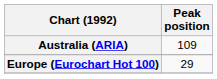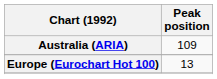(187, 63) 29 -> (187, 63) 13
